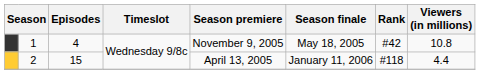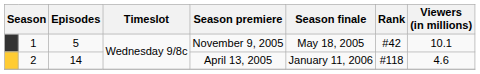(76, 43) 4 -> (76, 43) 5
(441, 43) 10.8 -> (441, 43) 10.1
(76, 60) 15 -> (76, 60) 14
(441, 60) 4.4 -> (441, 60) 4.6
